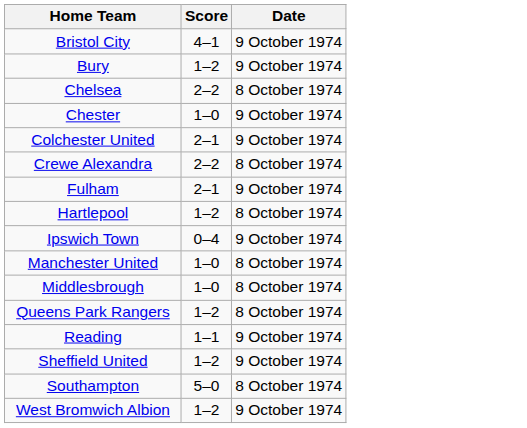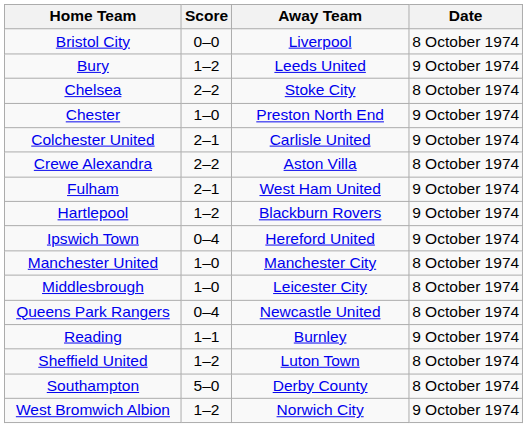+ column: (320, 16)
(207, 41) 4–1 -> (207, 41) 0–0
(289, 41) 9 October 1974 -> (466, 41) 8 October 1974
(289, 213) 8 October 1974 -> (466, 213) 9 October 1974
(207, 312) 1–2 -> (207, 312) 0–4
(289, 361) 9 October 1974 -> (466, 361) 8 October 1974
